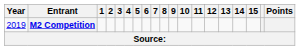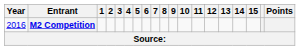(16, 24) 2019 -> (16, 24) 2016
